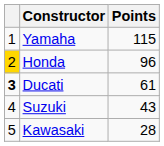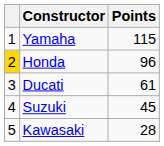(12, 85) bold -> (12, 85) normal
(148, 108) 43 -> (148, 108) 45
